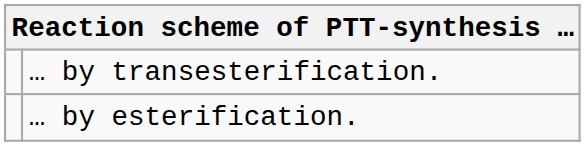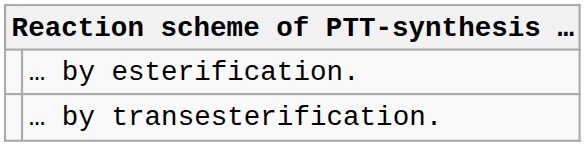rows swapped: (194, 117) <-> (236, 72)
